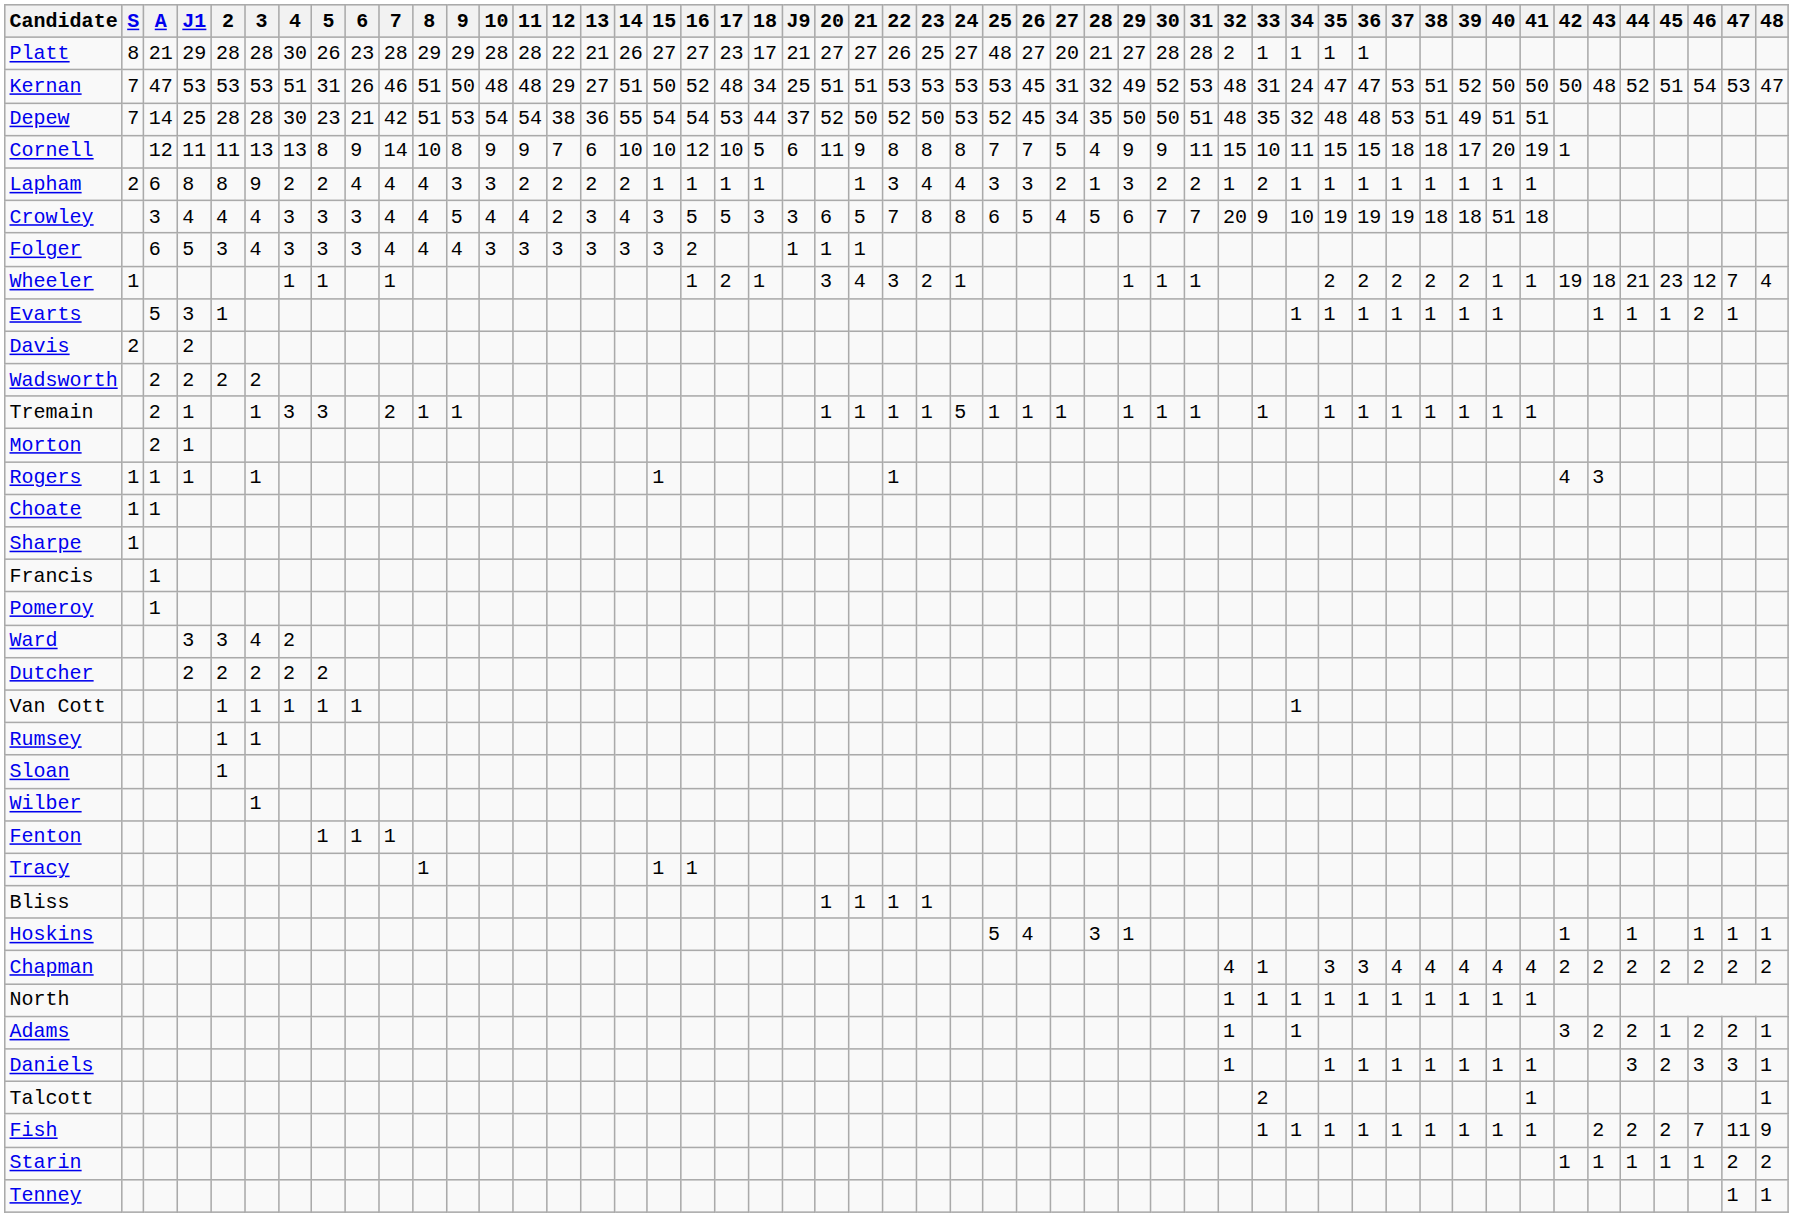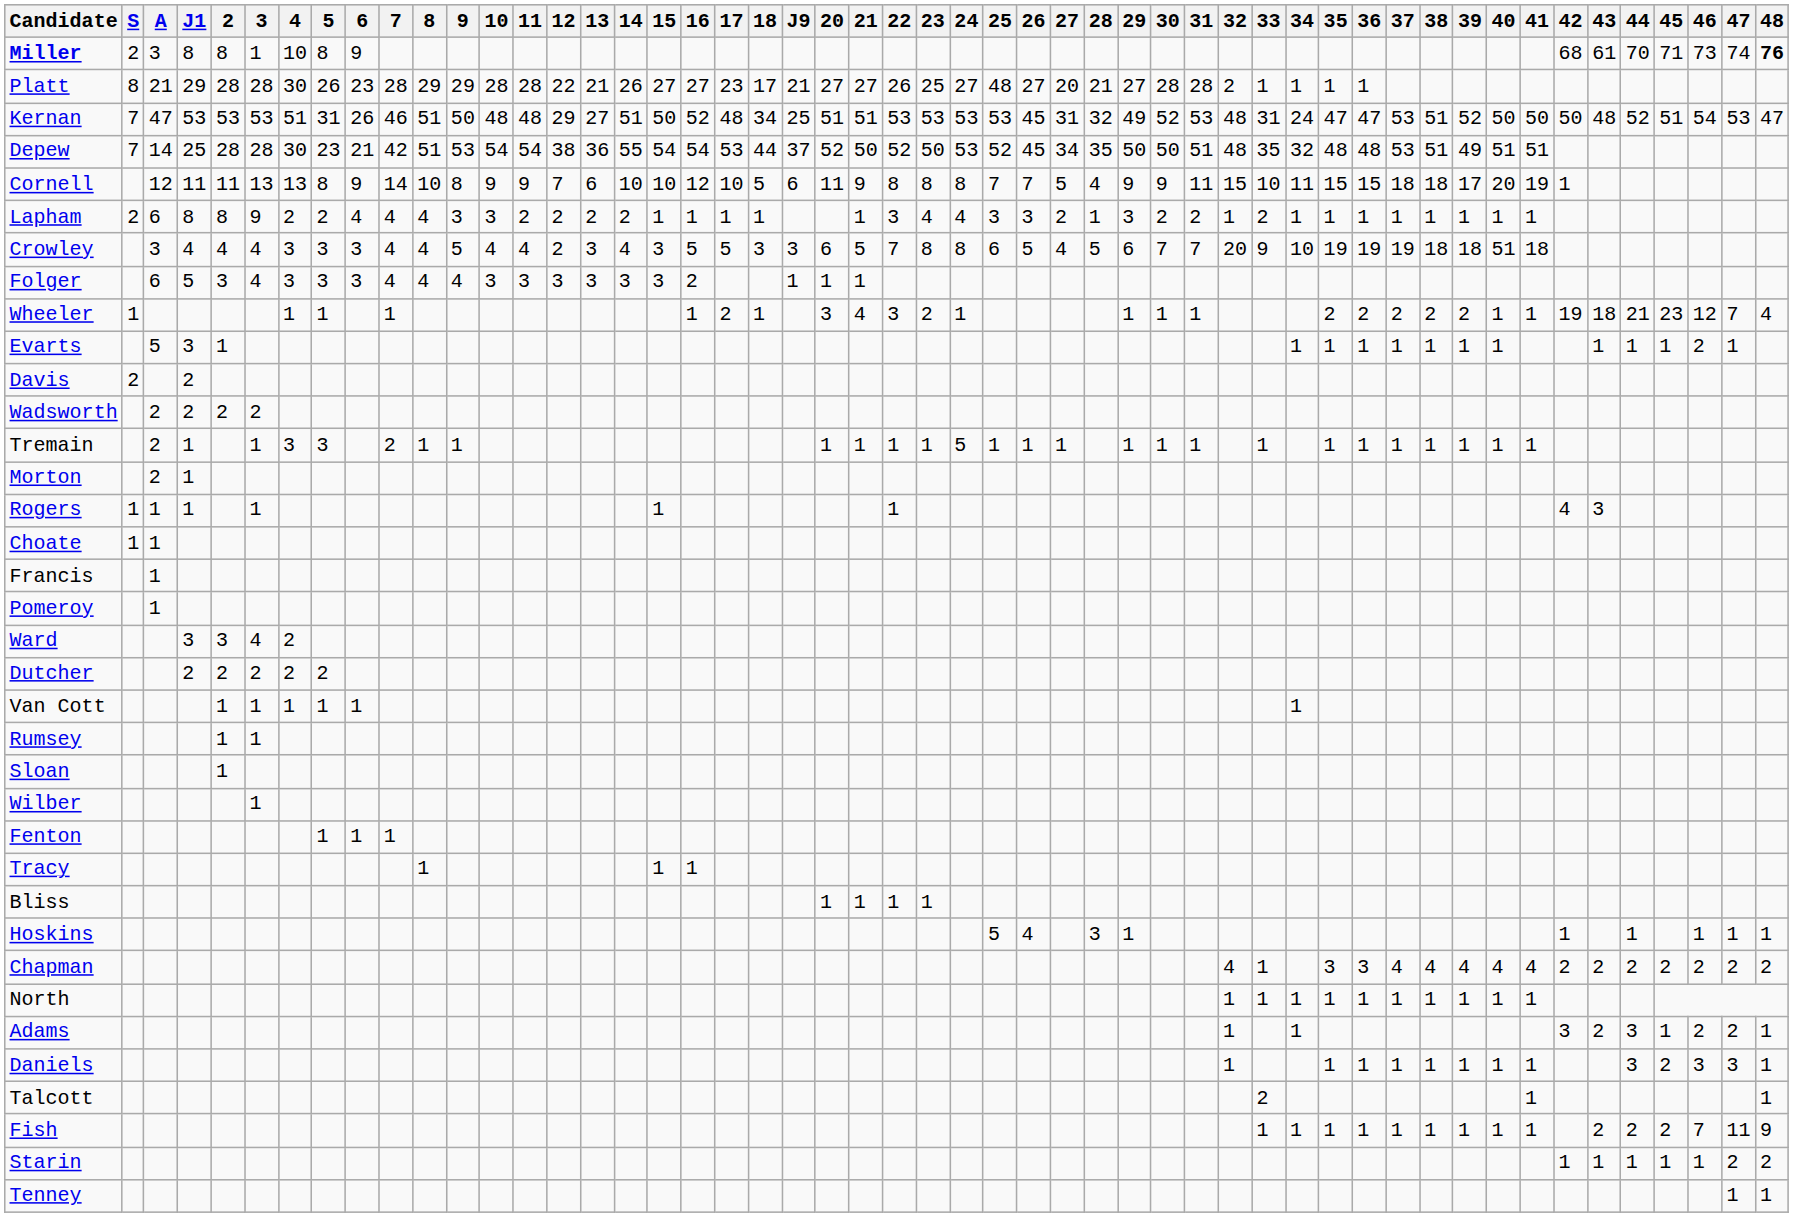+ row: (46, 54)
- row: (46, 543)
(1632, 1033) 2 -> (1632, 1033) 3
